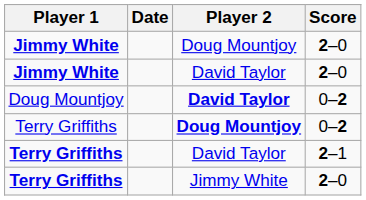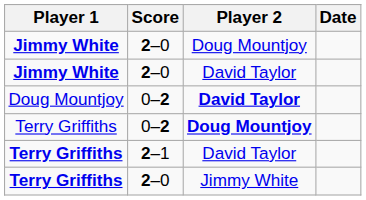columns swapped: (333, 18) <-> (150, 18)
